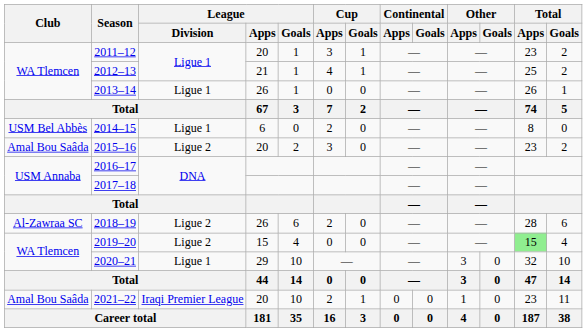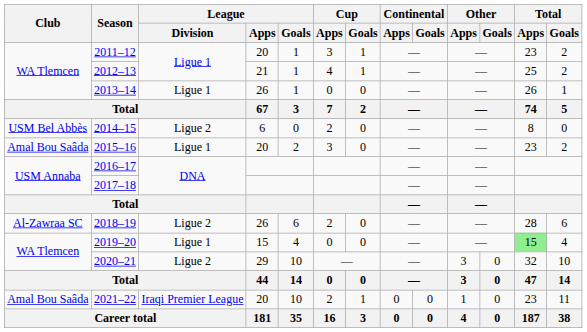(192, 128) Ligue 1 -> (192, 128) Ligue 2
(192, 147) Ligue 2 -> (192, 147) Ligue 1
(192, 242) Ligue 2 -> (192, 242) Ligue 1
(192, 261) Ligue 1 -> (192, 261) Ligue 2
